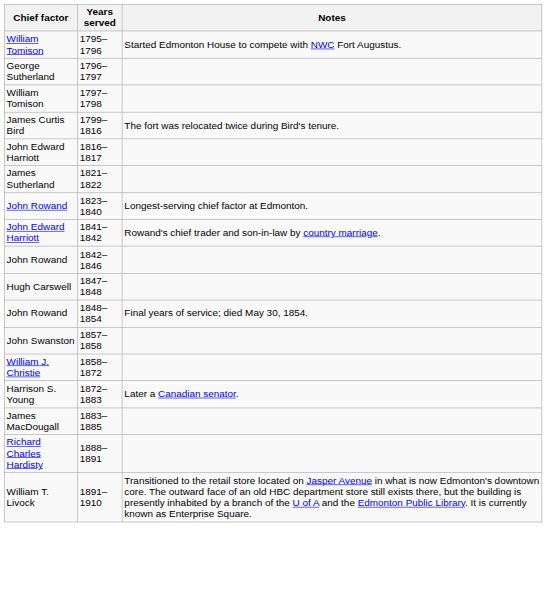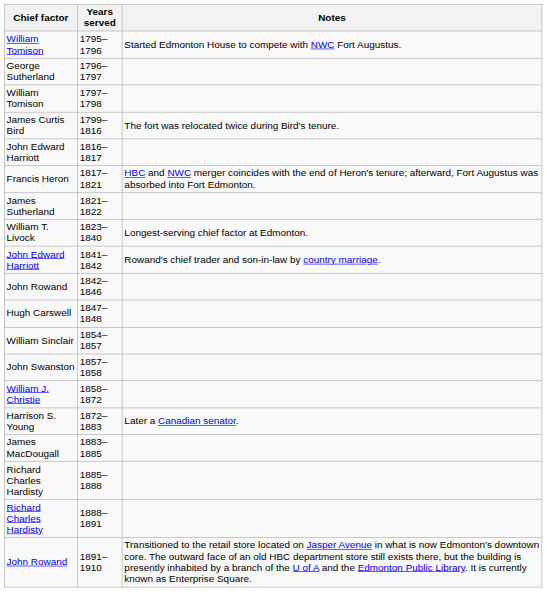+ row: (93, 179)
(37, 206) John Rowand -> (28, 233) William T. Livock
- row: (93, 313)
+ row: (93, 340)
+ row: (93, 480)
(28, 497) William T. Livock -> (37, 562) John Rowand
